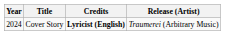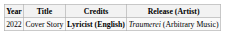(14, 24) 2024 -> (14, 24) 2022
